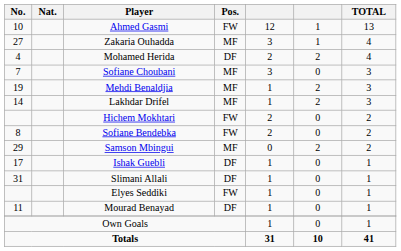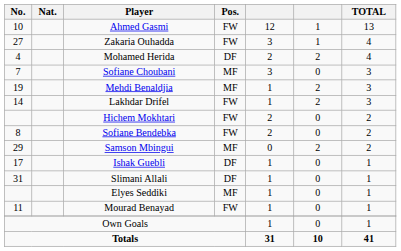(230, 41) MF -> (230, 41) FW
(230, 102) MF -> (230, 102) FW
(230, 193) FW -> (230, 193) MF
(230, 208) DF -> (230, 208) FW
